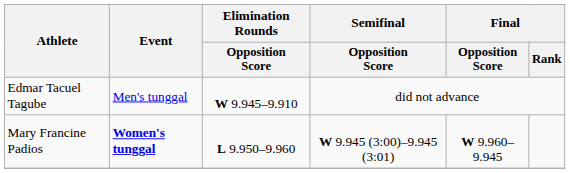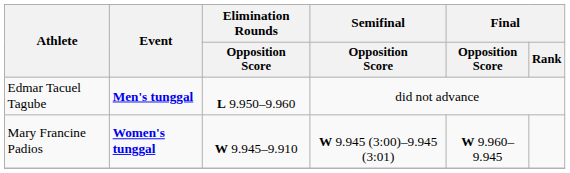(150, 96) normal -> (153, 96) bold
(256, 104) W 9.945–9.910 -> (256, 104) L 9.950–9.960
(256, 149) L 9.950–9.960 -> (256, 149) W 9.945–9.910
